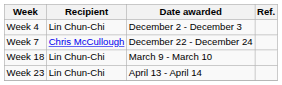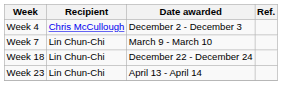(77, 27) Lin Chun-Chi -> (87, 27) Chris McCullough
(87, 42) Chris McCullough -> (77, 42) Lin Chun-Chi
(191, 42) December 22 - December 24 -> (170, 42) March 9 - March 10
(170, 57) March 9 - March 10 -> (191, 57) December 22 - December 24
